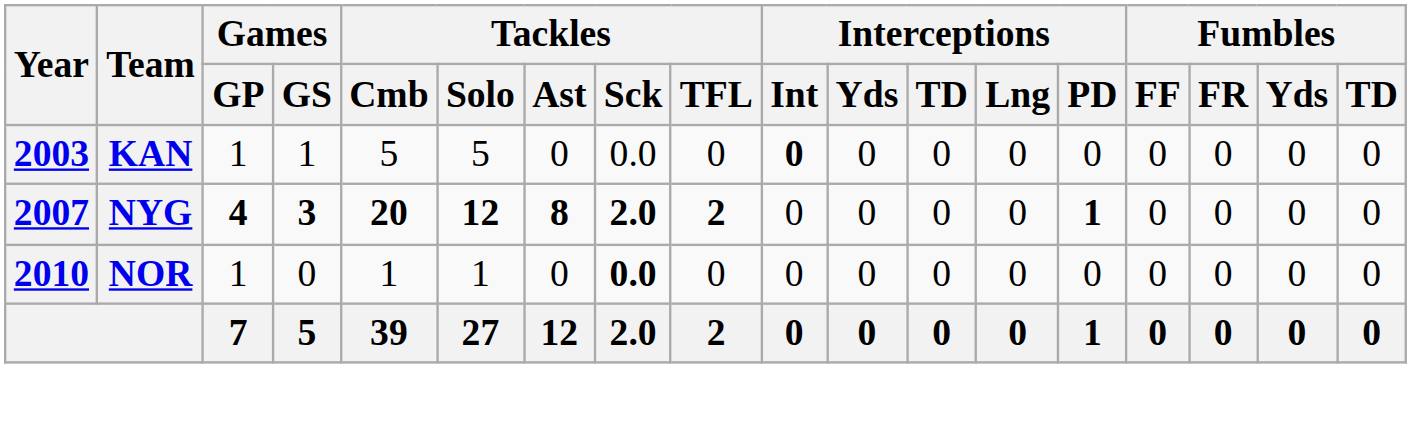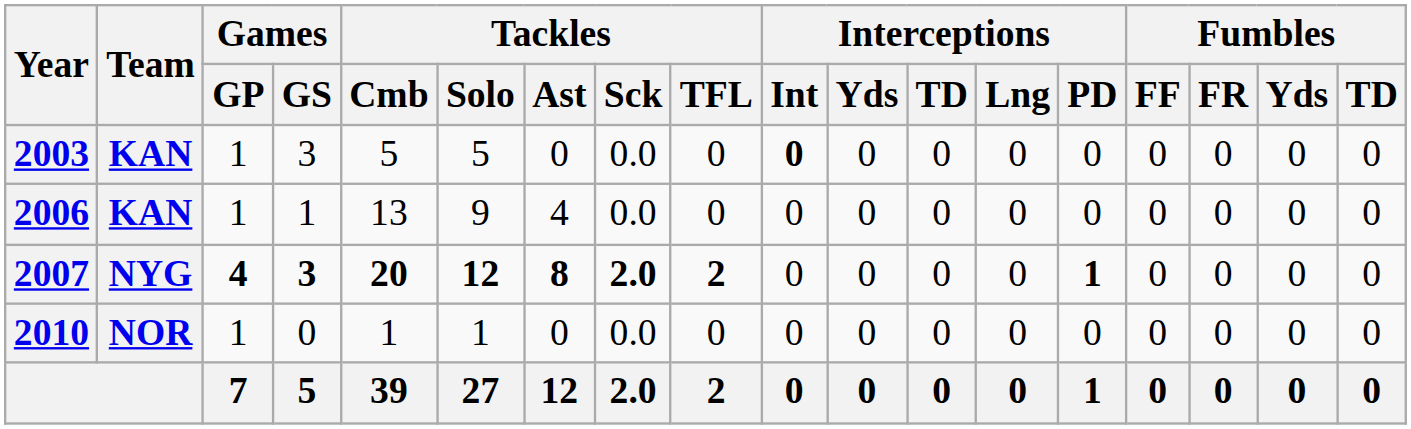(307, 153) 1 -> (307, 153) 3
+ row: (51, 213)
(633, 272) bold -> (633, 332) normal
